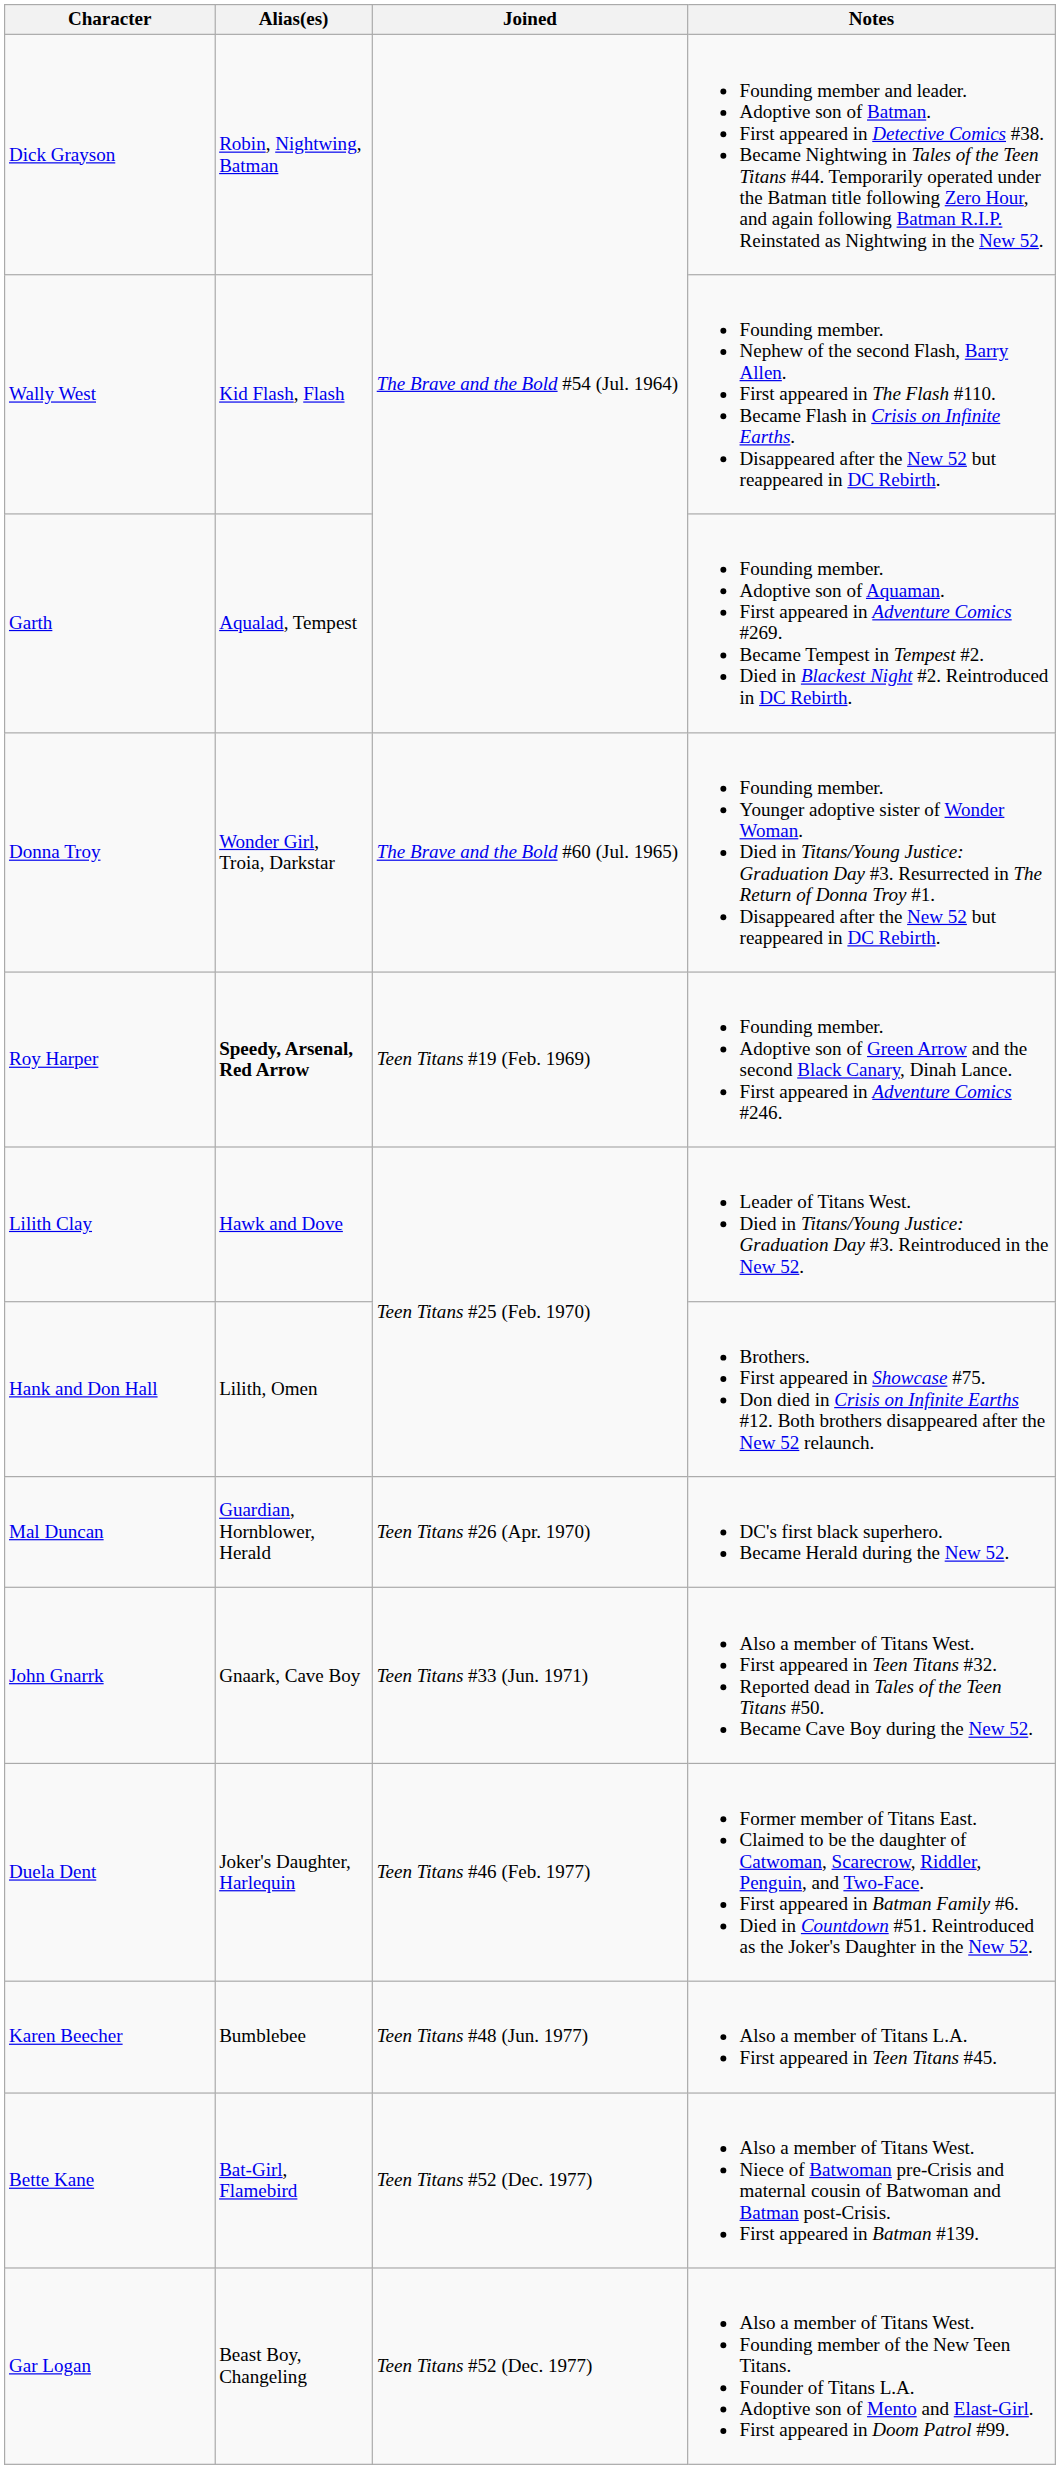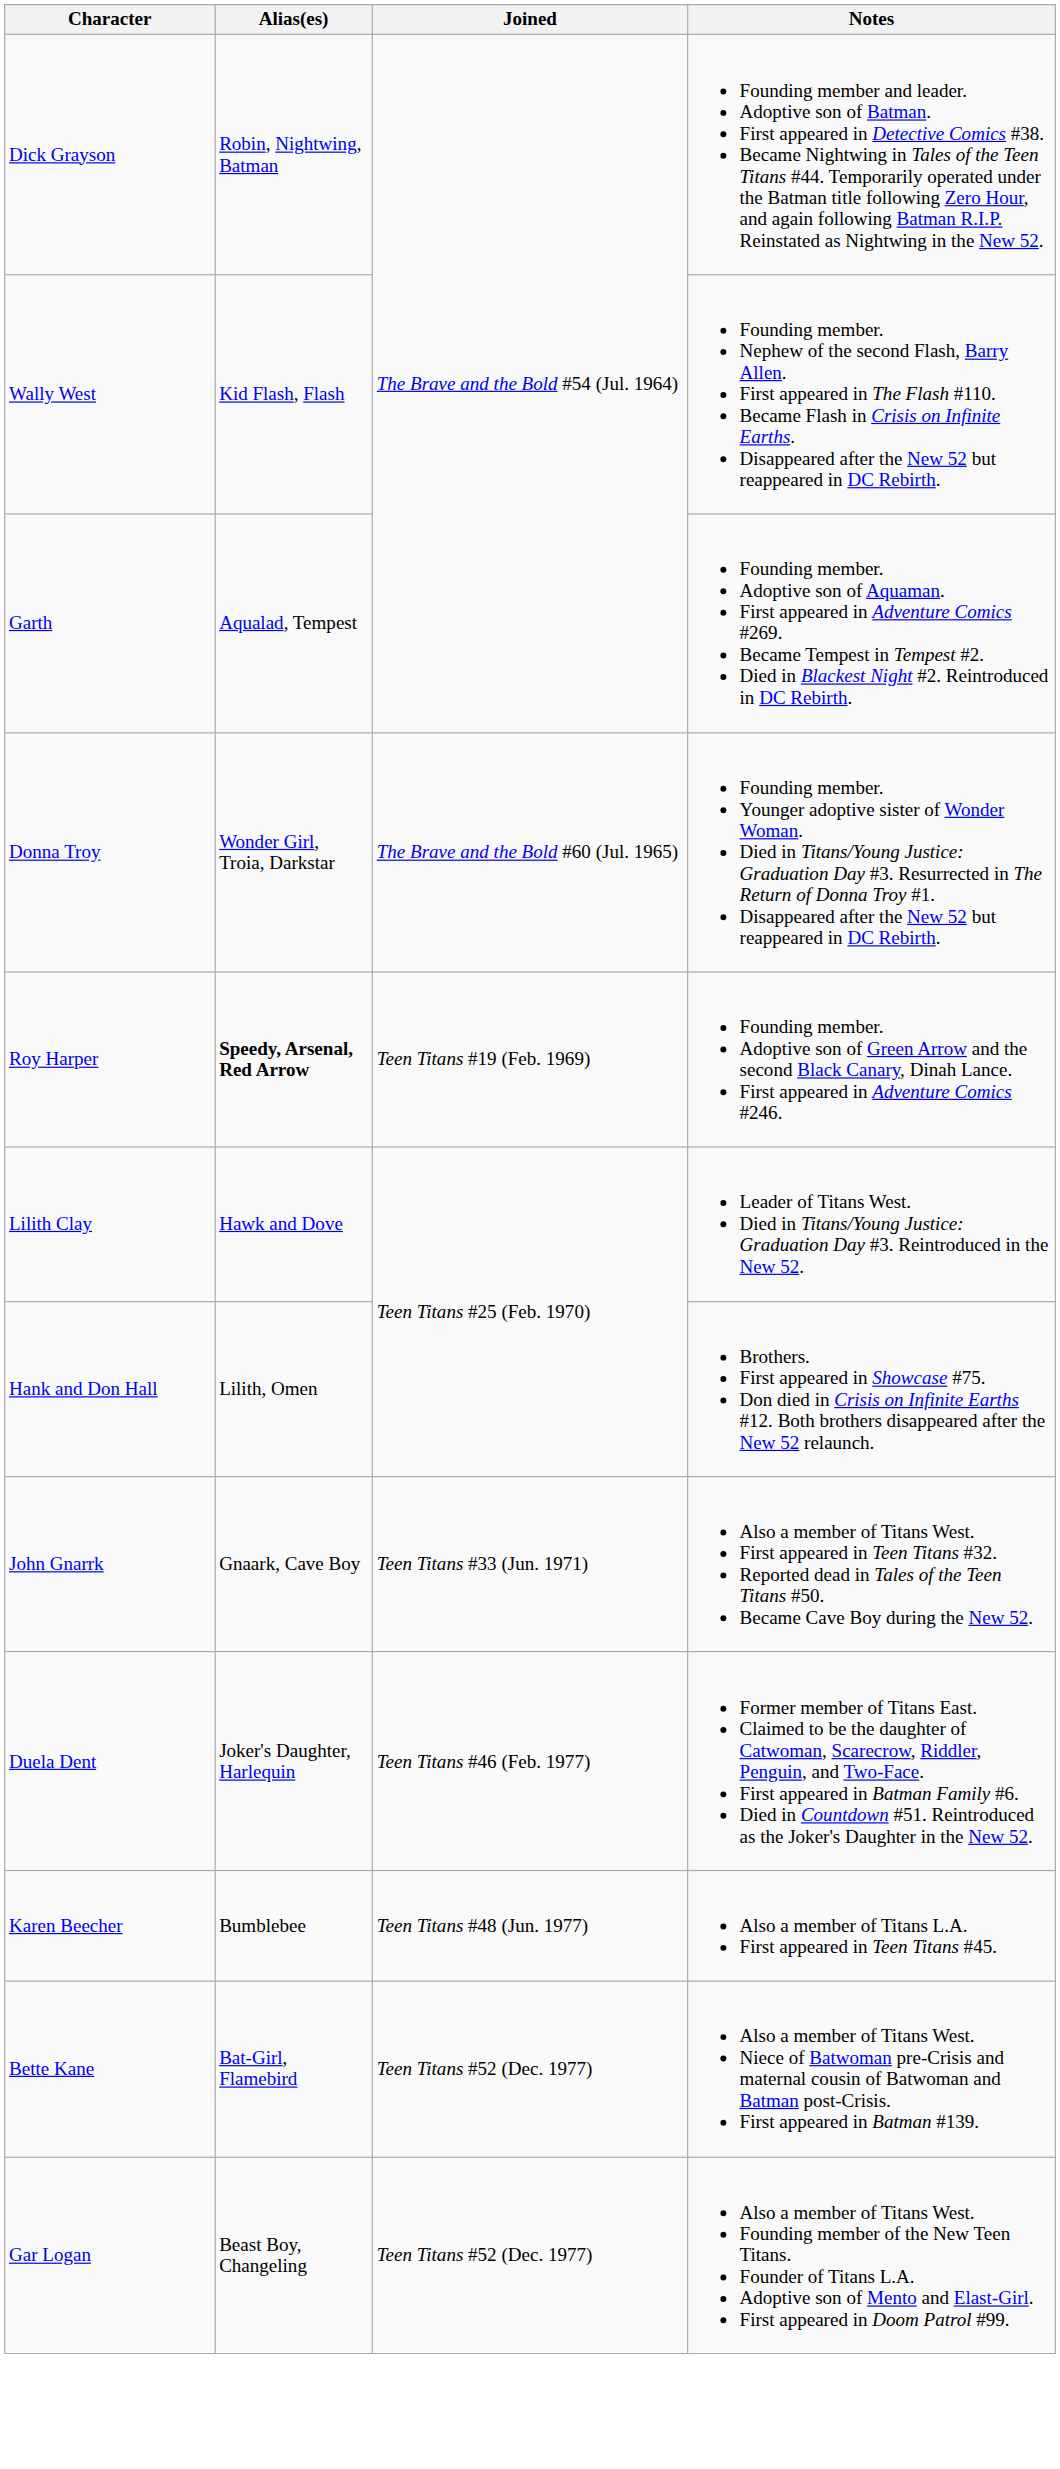- row: (56, 1532)
